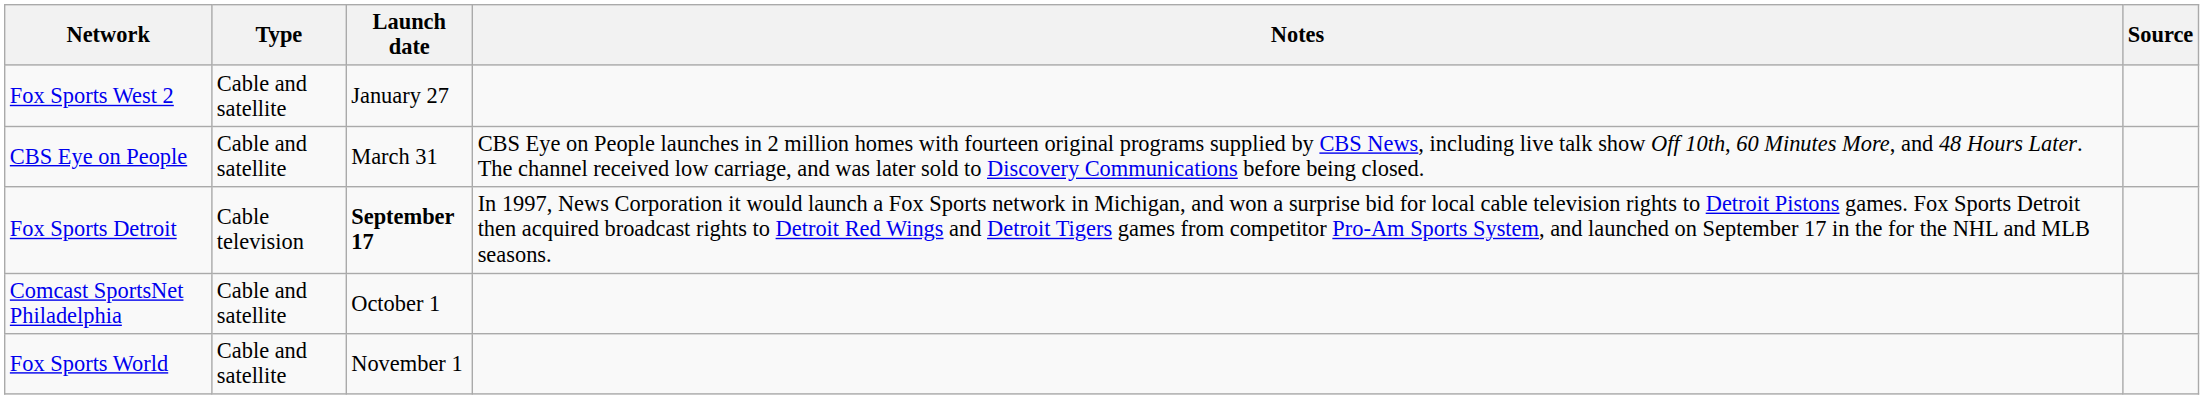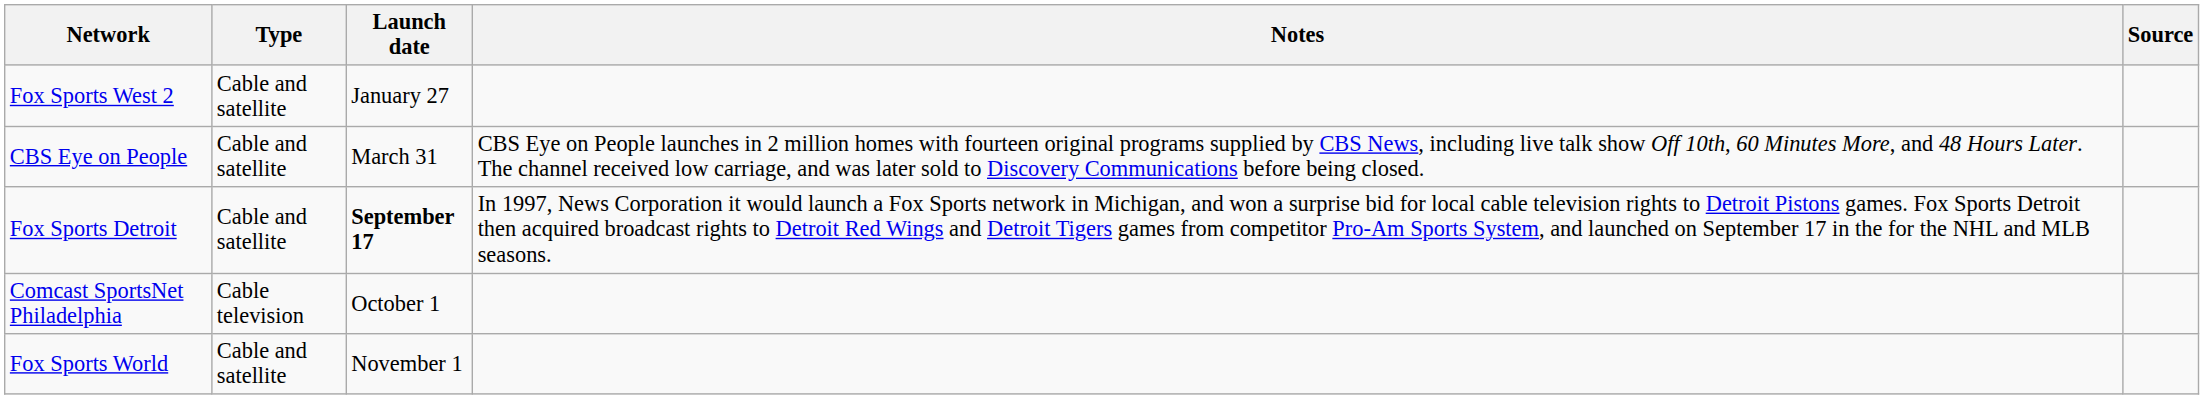(260, 229) Cable television -> (262, 229) Cable and satellite
(262, 302) Cable and satellite -> (260, 302) Cable television
